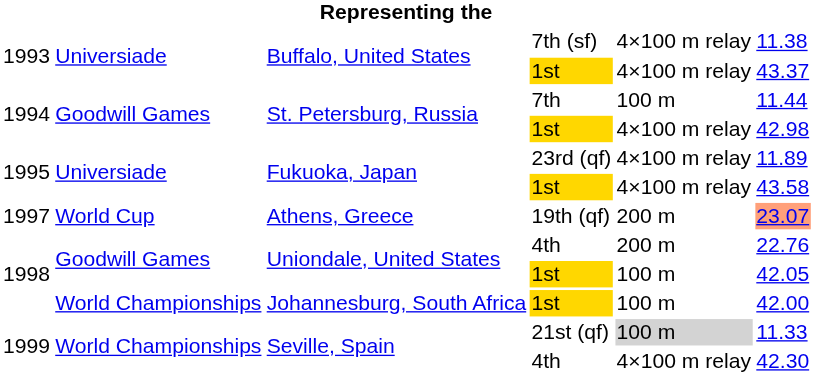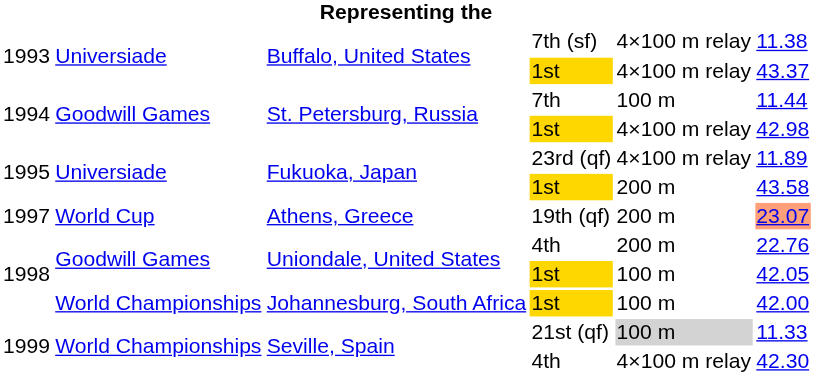(684, 186) 4×100 m relay -> (646, 186) 200 m
